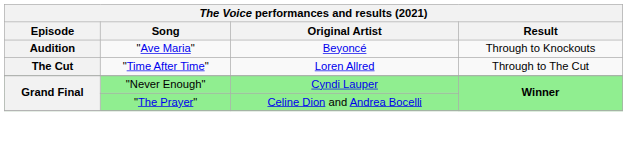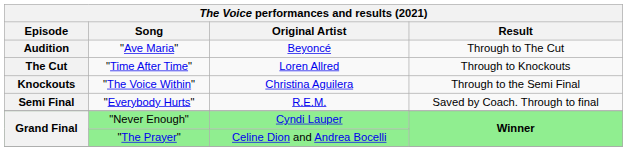(541, 48) Through to Knockouts -> (516, 48) Through to The Cut
(541, 66) Through to The Cut -> (516, 66) Through to Knockouts
+ row: (149, 84)
+ row: (149, 102)
